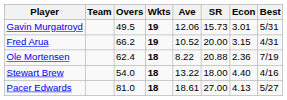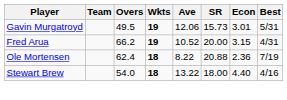- row: (39, 88)
